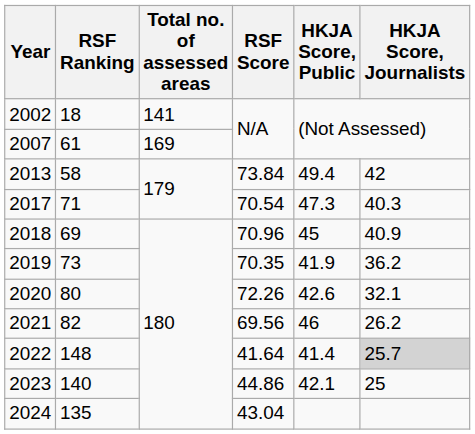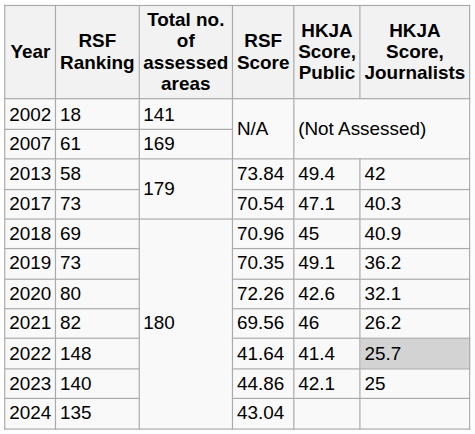(71, 203) 71 -> (71, 203) 73
(317, 203) 47.3 -> (317, 203) 47.1
(317, 263) 41.9 -> (317, 263) 49.1
